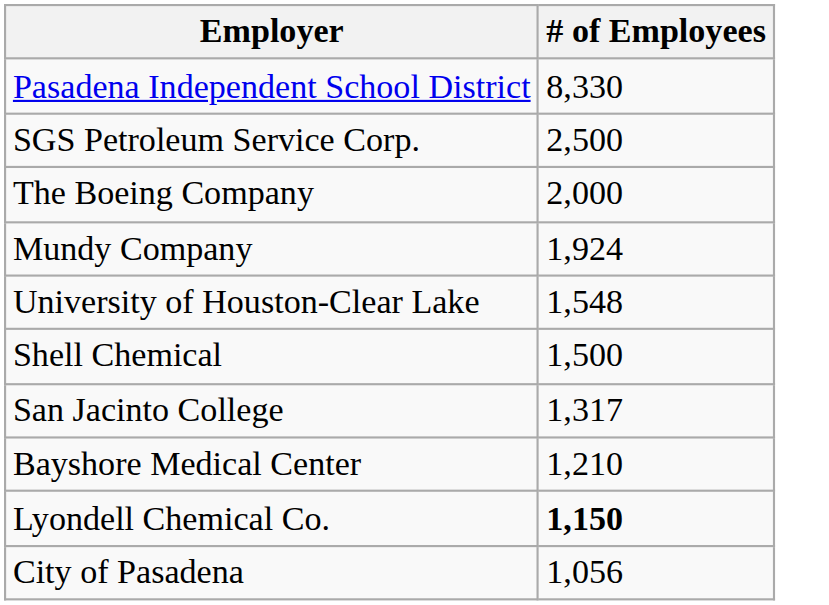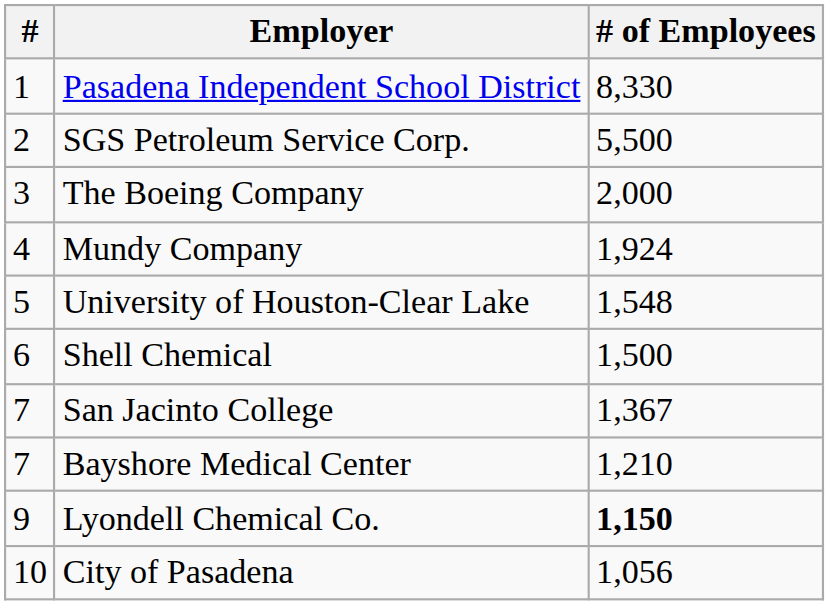+ column: (30, 31)
(585, 139) 2,500 -> (634, 139) 5,500
(585, 409) 1,317 -> (634, 409) 1,367
